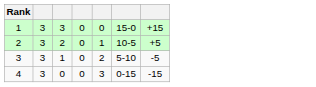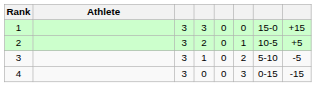+ column: (104, 12)
